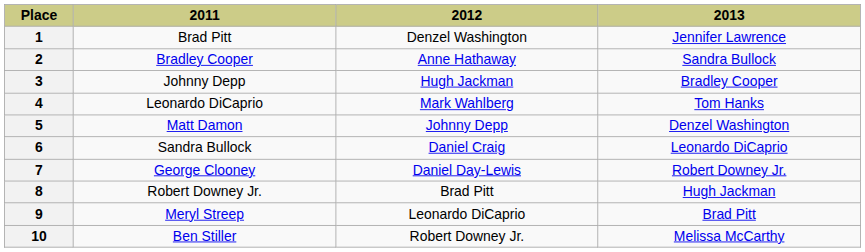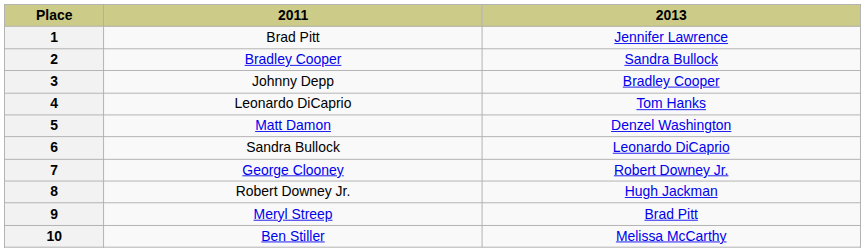- column: (467, 15)
